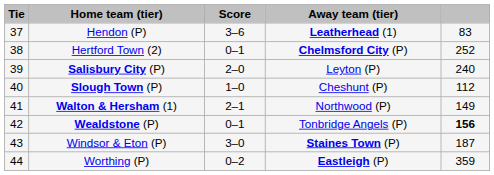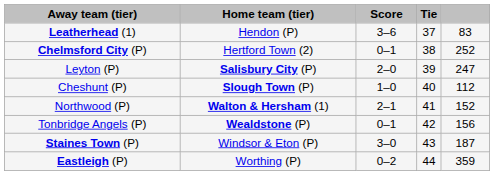columns swapped: (17, 14) <-> (353, 14)
(465, 69) 240 -> (465, 69) 247
(465, 106) 149 -> (465, 106) 152
(465, 125) bold -> (465, 125) normal
